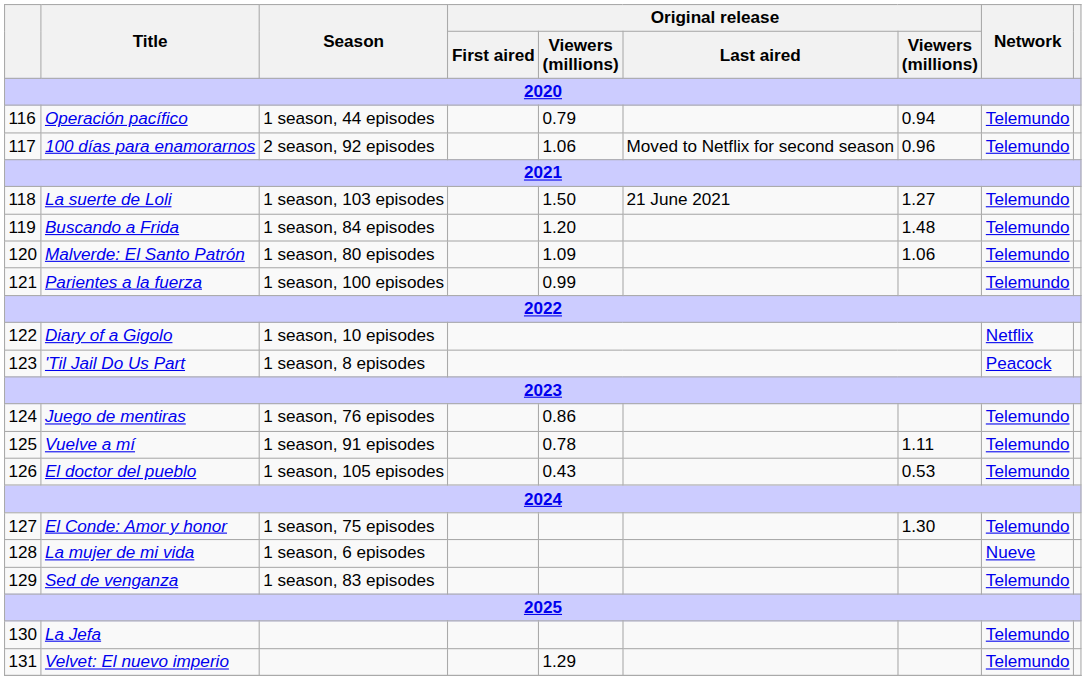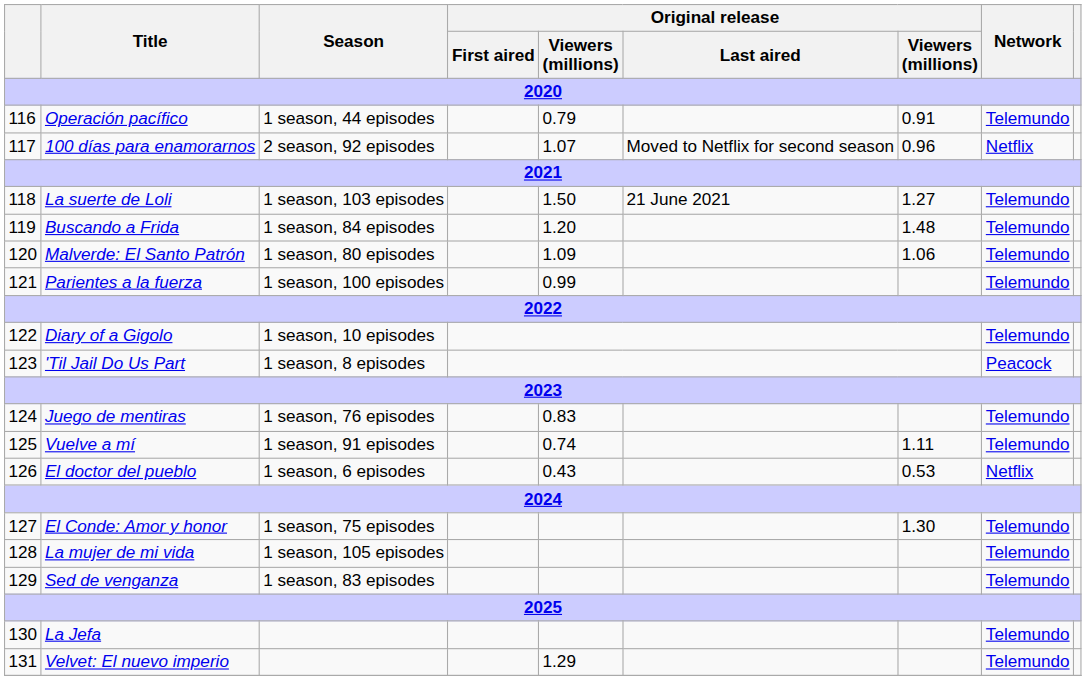(919, 118) 0.94 -> (919, 118) 0.91
(559, 145) 1.06 -> (559, 145) 1.07
(1028, 145) Telemundo -> (1010, 145) Netflix
(1010, 335) Netflix -> (1028, 335) Telemundo
(559, 417) 0.86 -> (559, 417) 0.83
(559, 444) 0.78 -> (559, 444) 0.74
(354, 471) 1 season, 105 episodes -> (344, 471) 1 season, 6 episodes
(1028, 471) Telemundo -> (1010, 471) Netflix
(344, 553) 1 season, 6 episodes -> (354, 553) 1 season, 105 episodes
(1011, 553) Nueve -> (1028, 553) Telemundo
